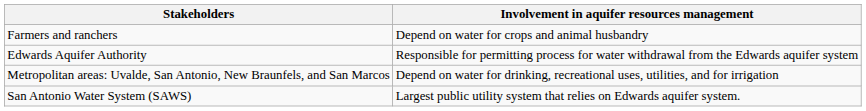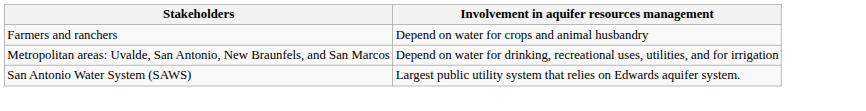- row: (77, 55)
